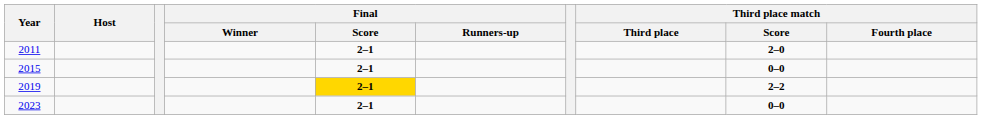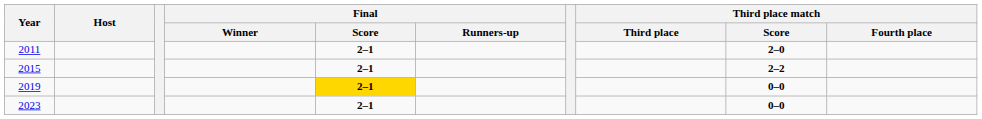(776, 68) 0–0 -> (776, 68) 2–2
(776, 87) 2–2 -> (776, 87) 0–0
